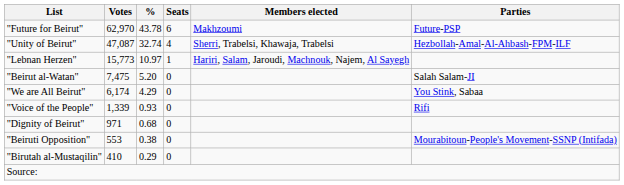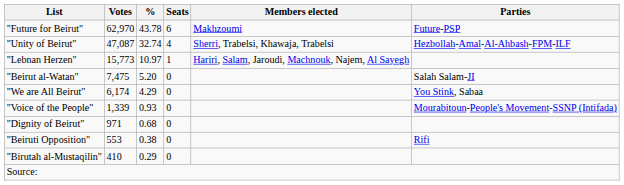(422, 108) Rifi -> (515, 108) Mourabitoun-People's Movement-SSNP (Intifada)
(515, 140) Mourabitoun-People's Movement-SSNP (Intifada) -> (422, 140) Rifi
